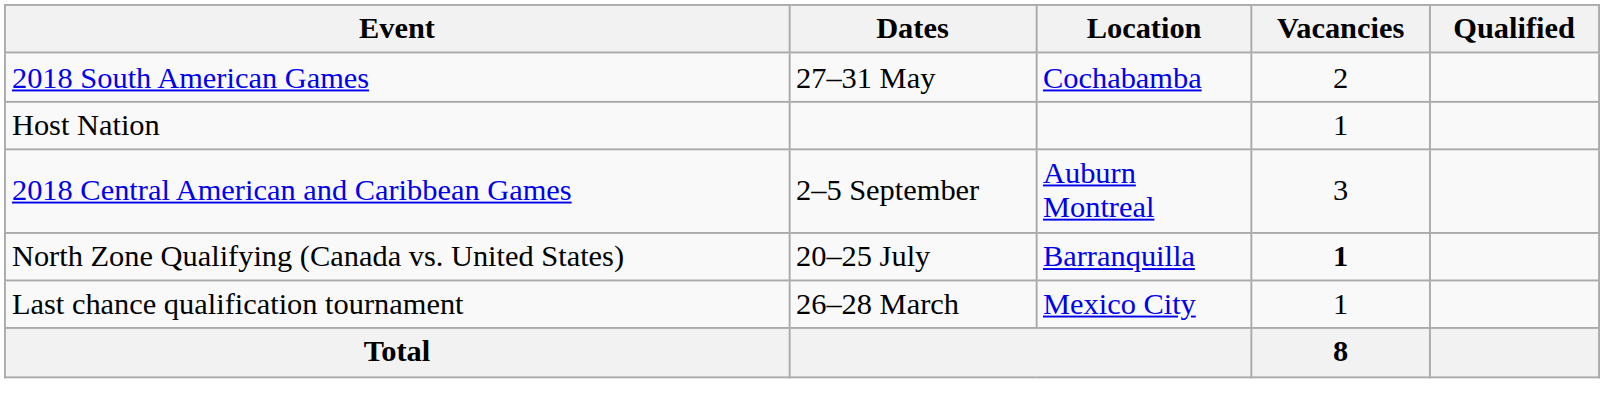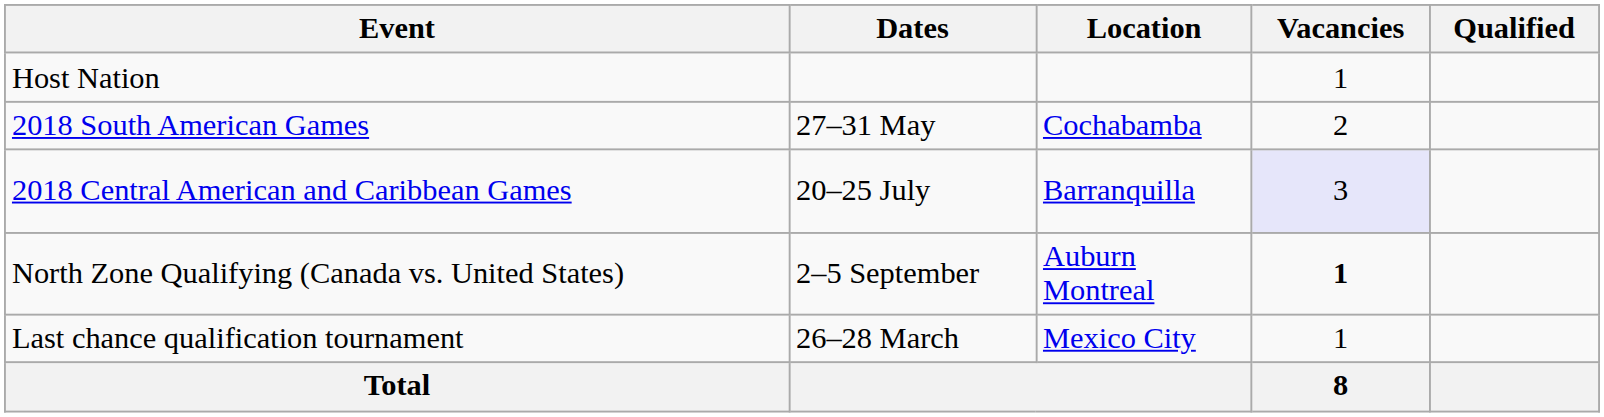rows swapped: (86, 125) <-> (191, 76)
(888, 190) 2–5 September -> (863, 190) 20–25 July
(1099, 190) Auburn Montreal -> (1119, 190) Barranquilla
(1341, 190) no background -> (1341, 190) lavender background
(863, 255) 20–25 July -> (888, 272) 2–5 September
(1119, 255) Barranquilla -> (1099, 272) Auburn Montreal
